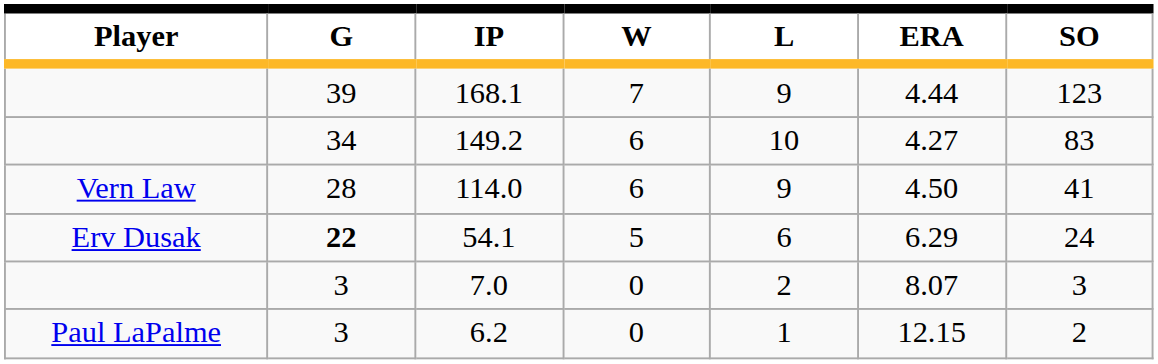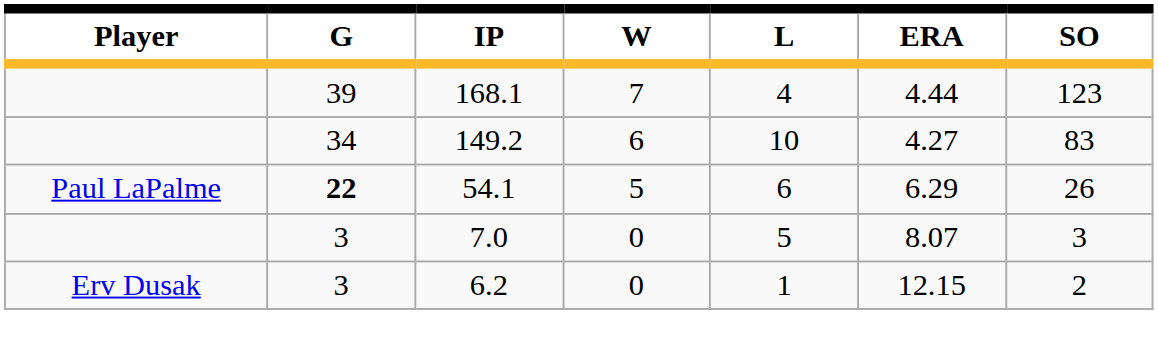(784, 92) 9 -> (784, 92) 4
- row: (489, 188)
(136, 236) Erv Dusak -> (136, 188) Paul LaPalme
(1079, 236) 24 -> (1079, 188) 26
(784, 284) 2 -> (784, 236) 5
(136, 333) Paul LaPalme -> (136, 284) Erv Dusak
